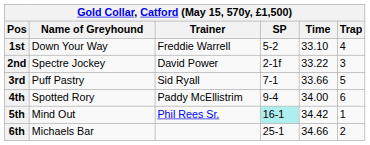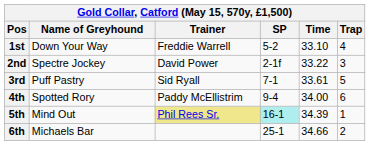(315, 81) 33.66 -> (315, 81) 33.61
(188, 115) no background -> (188, 115) khaki background
(315, 115) 34.42 -> (315, 115) 34.39
